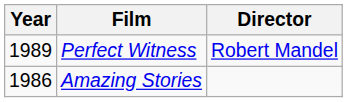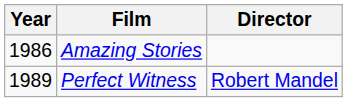rows swapped: (132, 81) <-> (129, 50)
